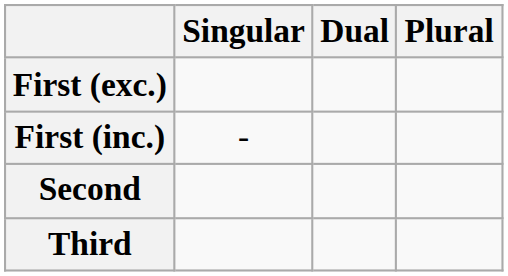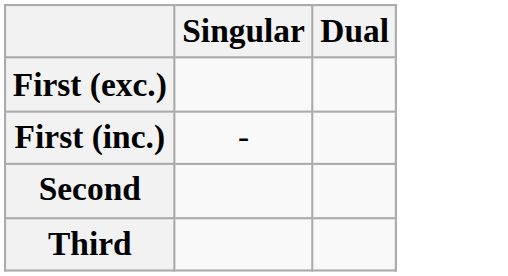- column: (449, 31)
